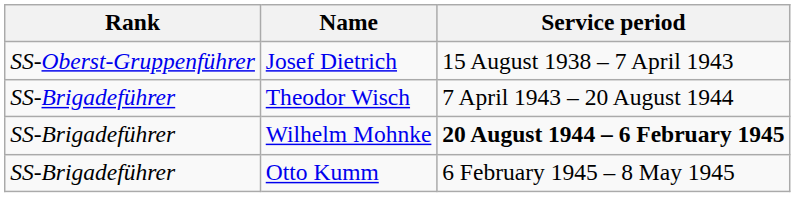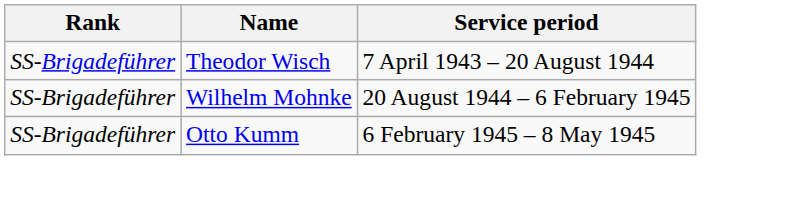- row: (331, 60)
(613, 135) bold -> (527, 97) normal
